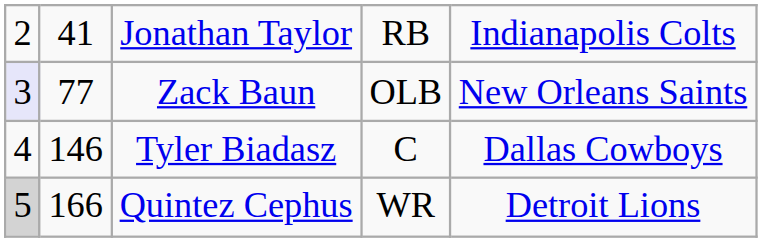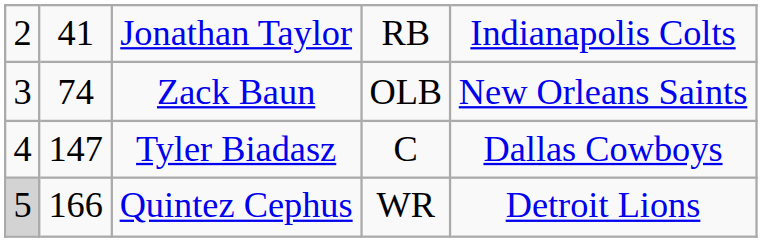(23, 90) lavender background -> (23, 90) no background
(76, 90) 77 -> (76, 90) 74
(76, 148) 146 -> (76, 148) 147
